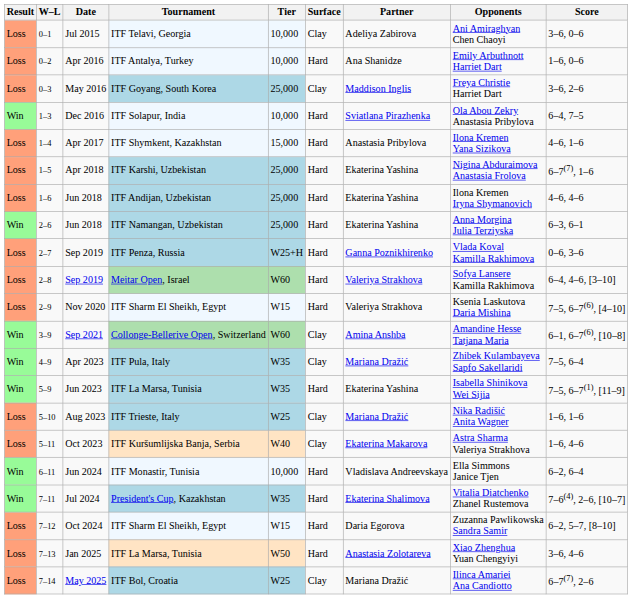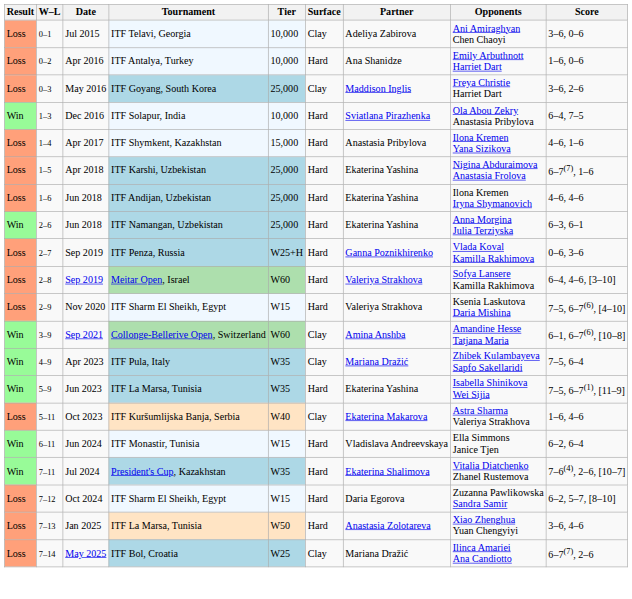- row: (85, 416)
(284, 471) 10,000 -> (280, 444) W15
